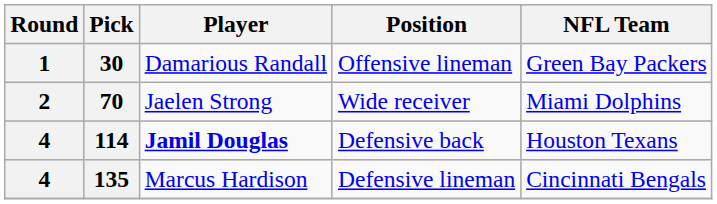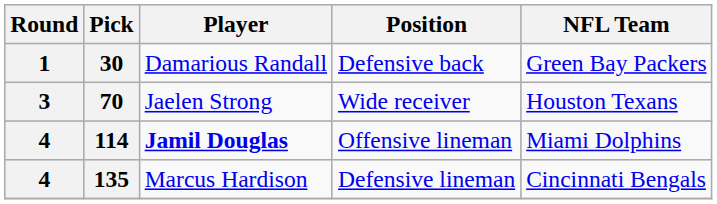(425, 62) Offensive lineman -> (411, 62) Defensive back
(44, 101) 2 -> (44, 101) 3
(604, 101) Miami Dolphins -> (602, 101) Houston Texans
(411, 140) Defensive back -> (425, 140) Offensive lineman
(602, 140) Houston Texans -> (604, 140) Miami Dolphins
